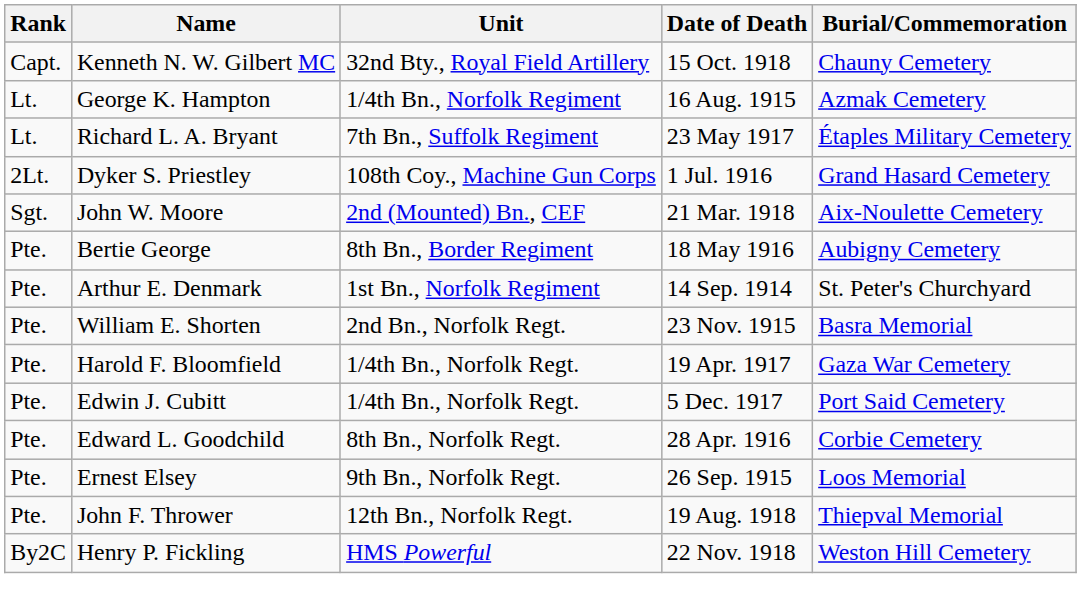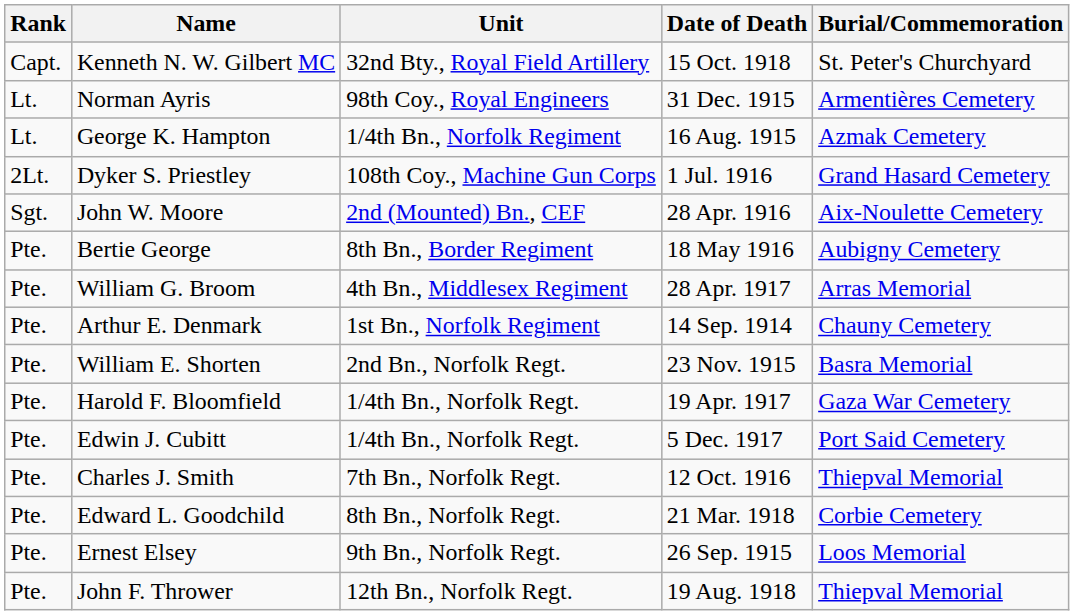(905, 61) Chauny Cemetery -> (925, 61) St. Peter's Churchyard
+ row: (144, 99)
- row: (177, 136)
(731, 212) 21 Mar. 1918 -> (729, 212) 28 Apr. 1916
+ row: (166, 288)
(925, 288) St. Peter's Churchyard -> (905, 325) Chauny Cemetery
+ row: (155, 477)
(729, 439) 28 Apr. 1916 -> (731, 514) 21 Mar. 1918
- row: (161, 552)
